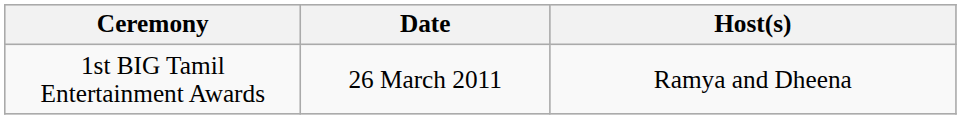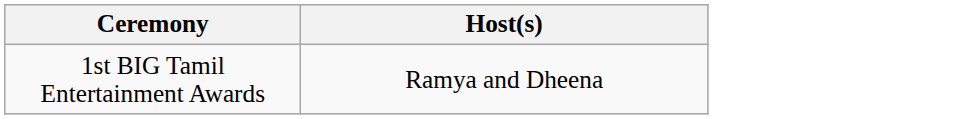- column: (425, 24)
